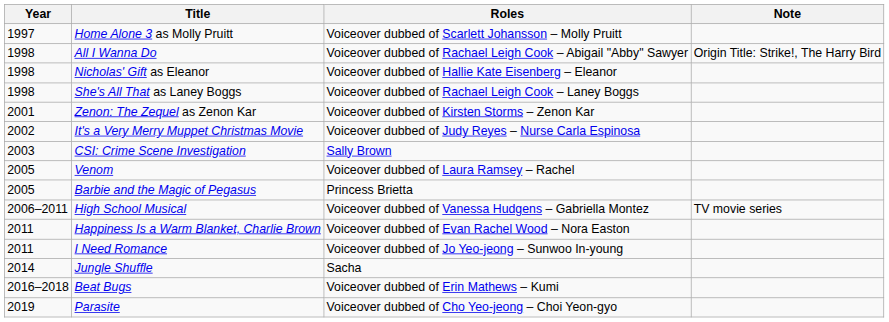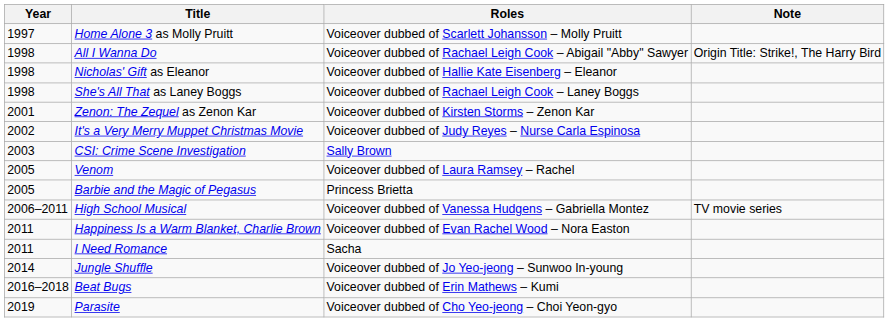(475, 248) Voiceover dubbed of Jo Yeo-jeong – Sunwoo In-young -> (344, 248) Sacha
(344, 268) Sacha -> (475, 268) Voiceover dubbed of Jo Yeo-jeong – Sunwoo In-young
